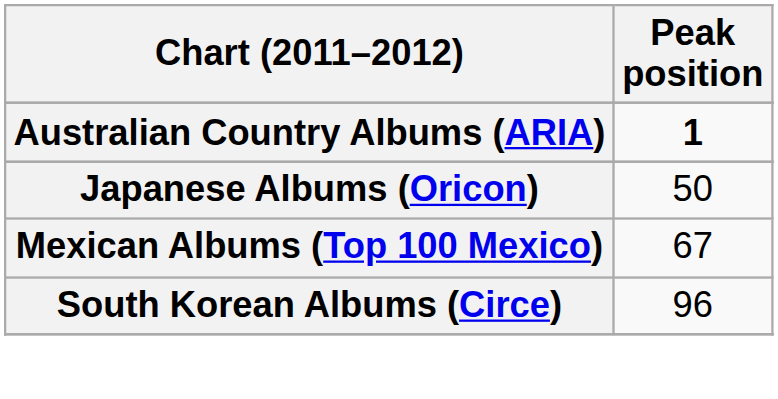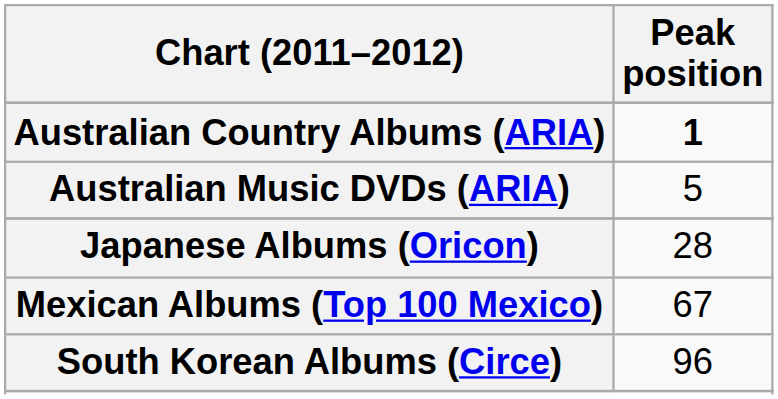+ row: (309, 189)
(693, 189) 50 -> (693, 246) 28
